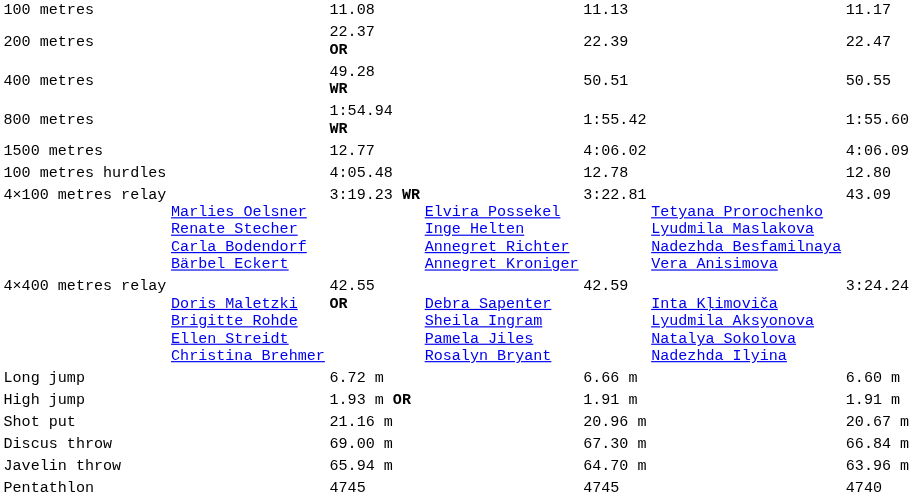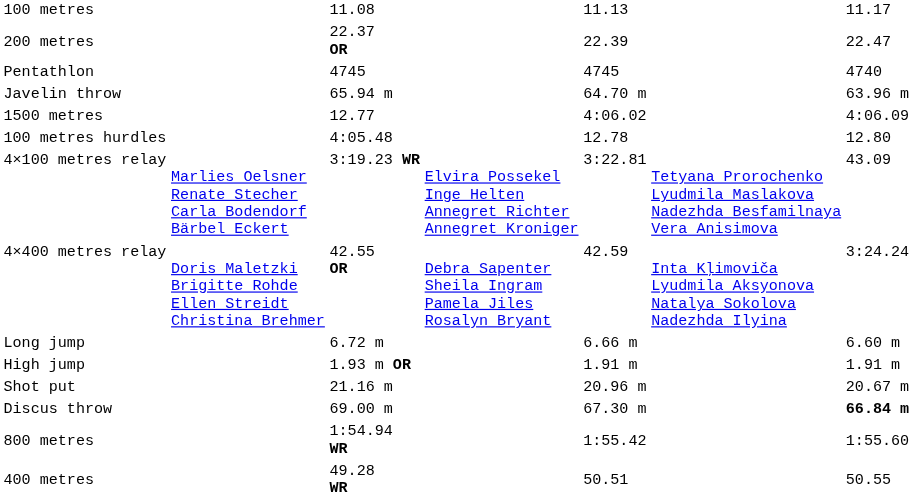rows swapped: (49, 80) <-> (49, 488)
rows swapped: (49, 120) <-> (62, 466)
(877, 444) normal -> (877, 409) bold
